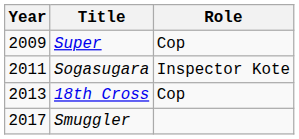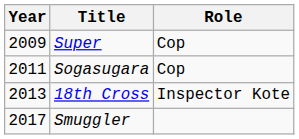(223, 69) Inspector Kote -> (171, 69) Cop
(171, 95) Cop -> (223, 95) Inspector Kote
